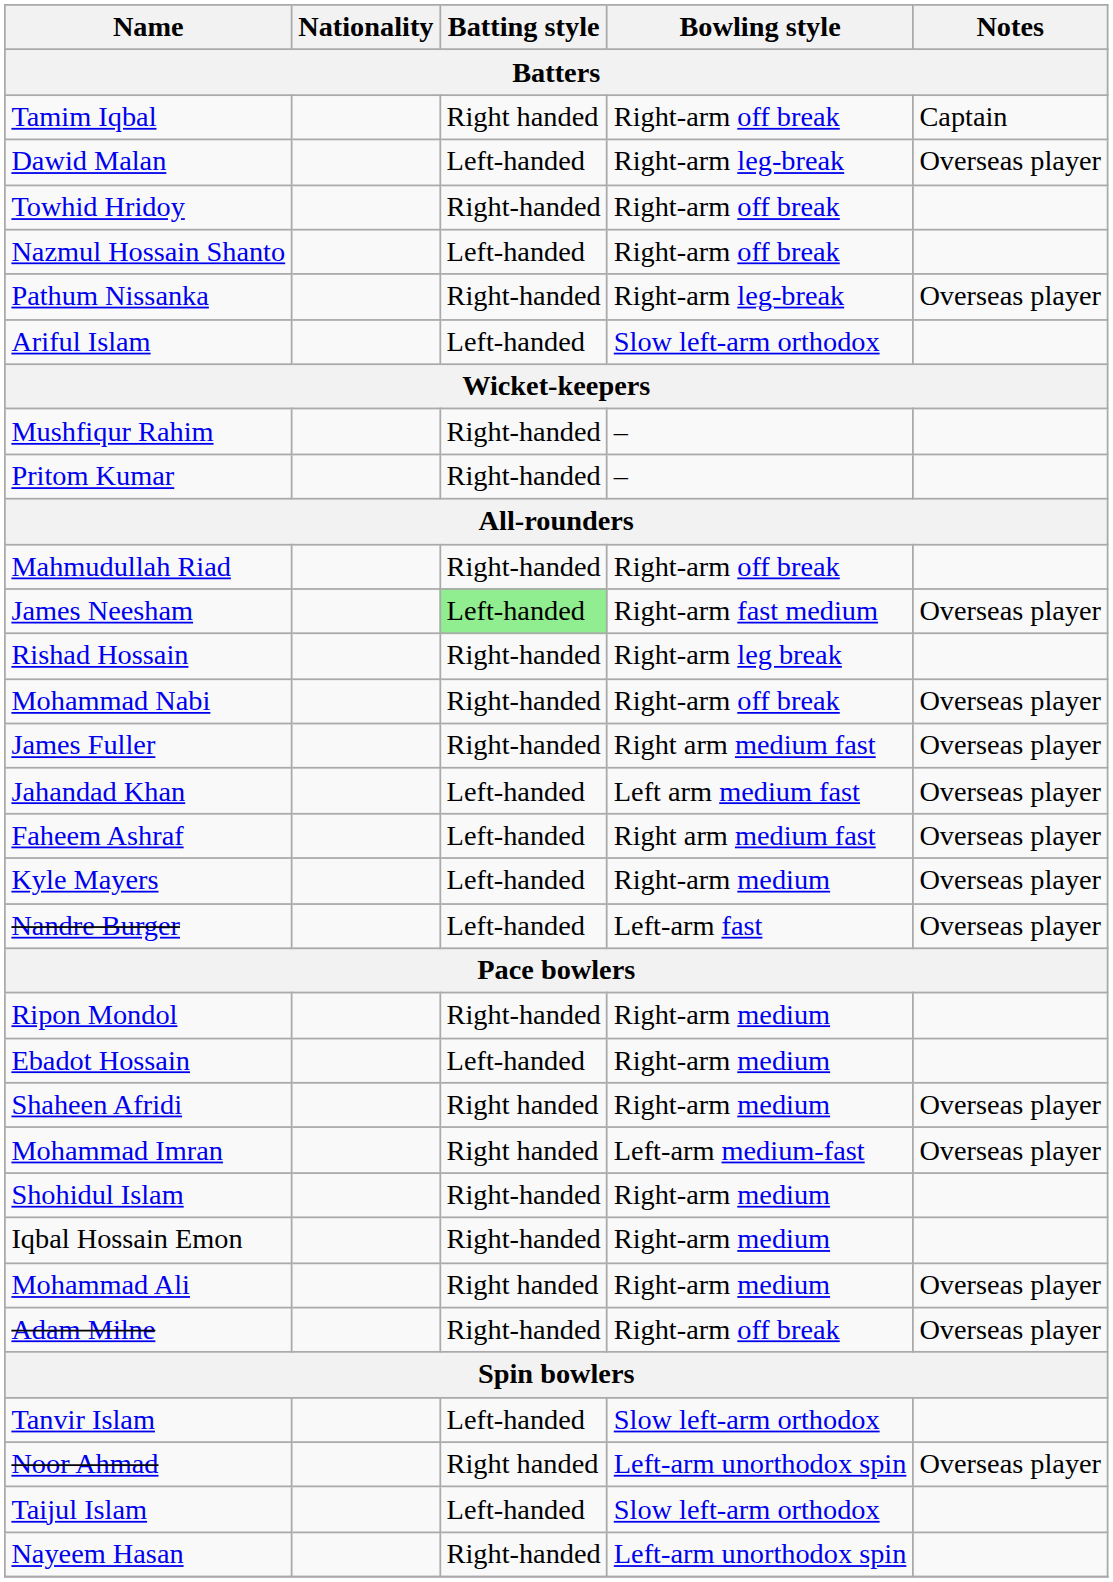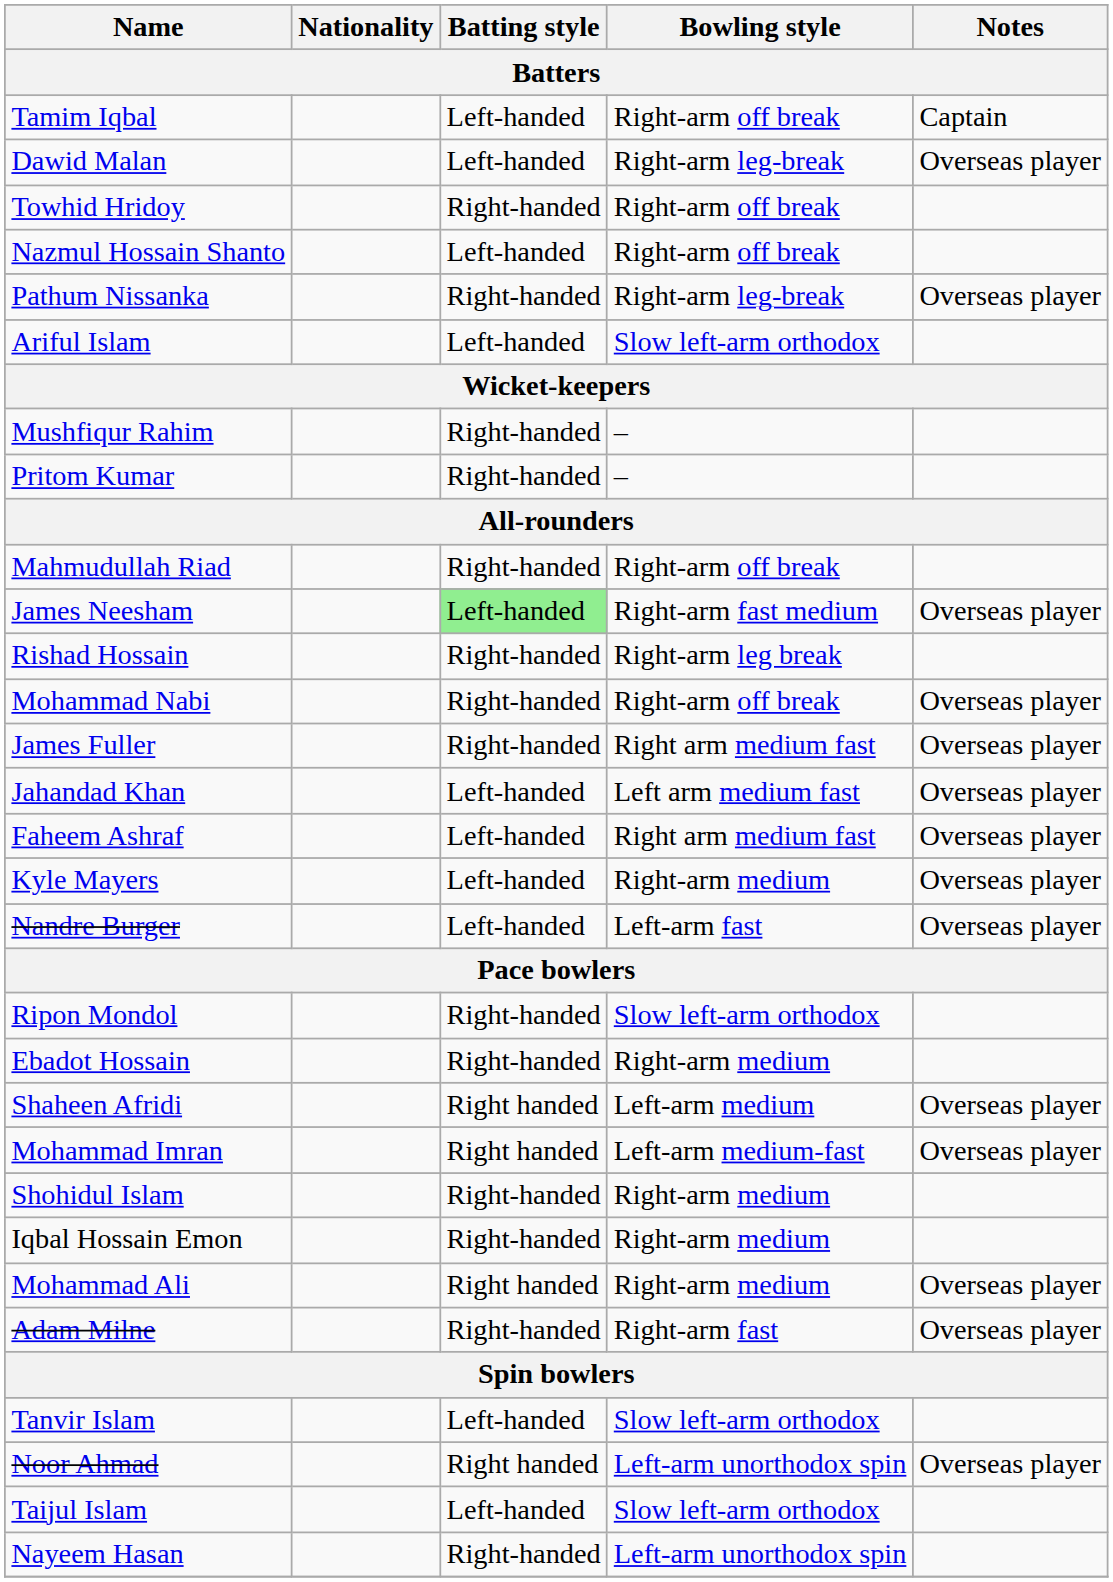(522, 116) Right handed -> (516, 116) Left-handed
(722, 1015) Right-arm medium -> (747, 1015) Slow left-arm orthodox
(516, 1059) Left-handed -> (524, 1059) Right-handed
(722, 1104) Right-arm medium -> (714, 1104) Left-arm medium
(727, 1329) Right-arm off break -> (696, 1329) Right-arm fast
